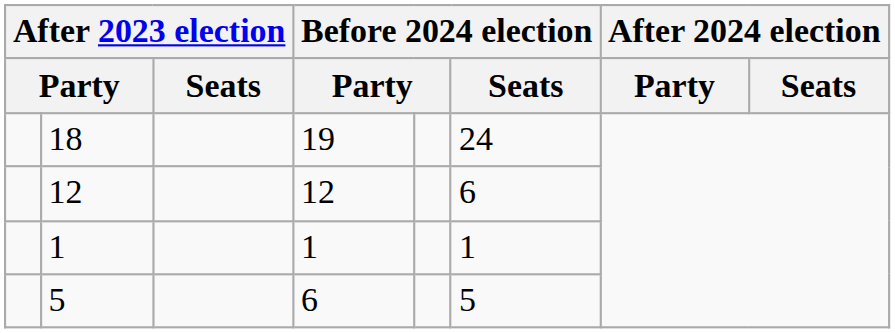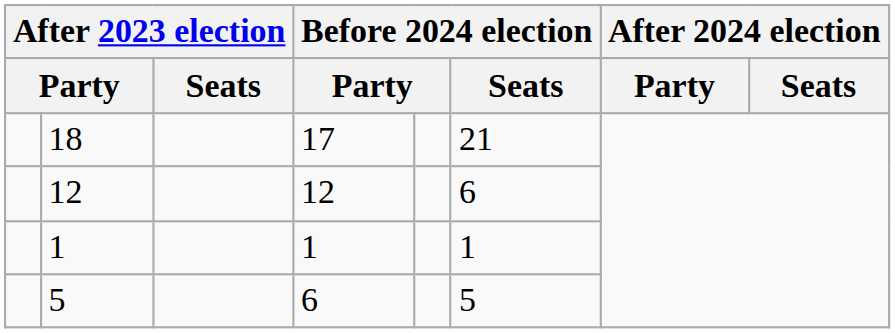(318, 138) 19 -> (318, 138) 17
(476, 138) 24 -> (476, 138) 21
